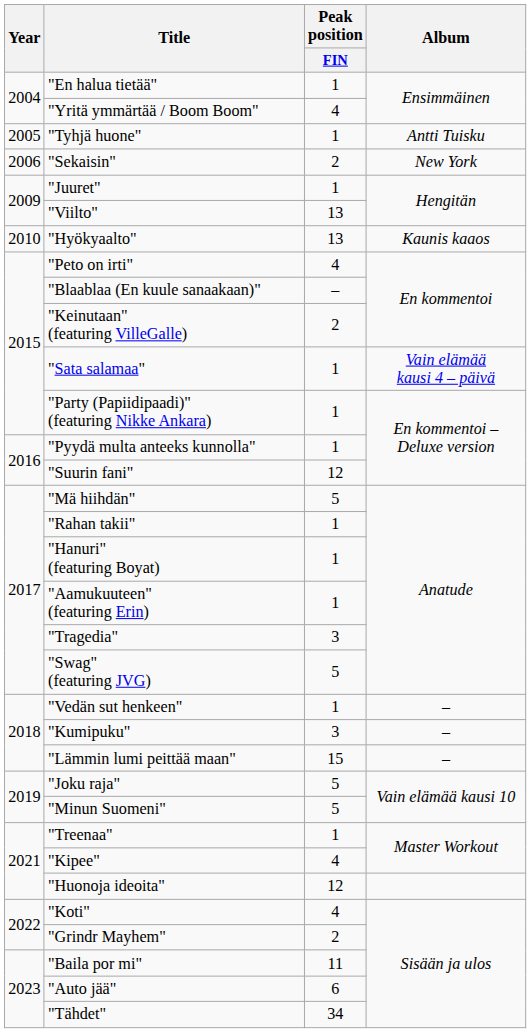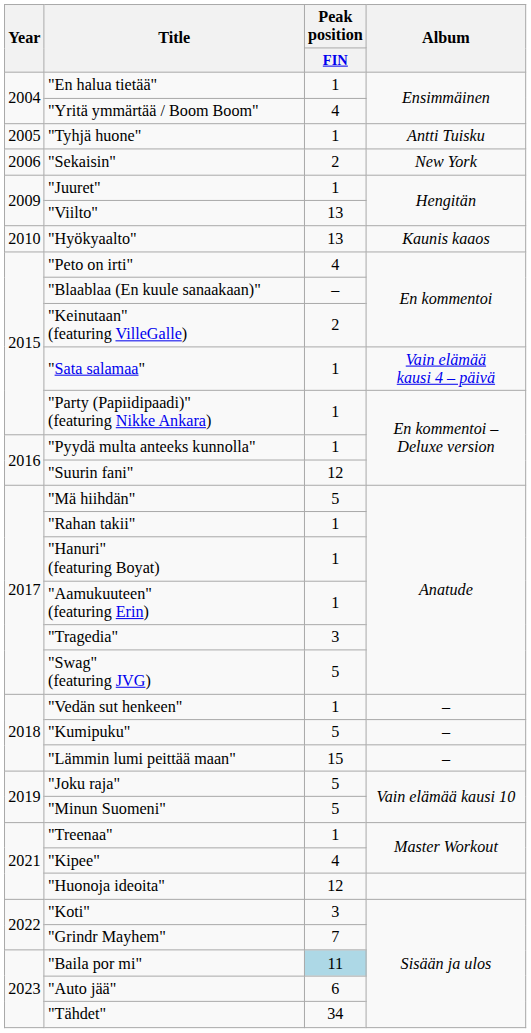(335, 732) 3 -> (335, 732) 5
(335, 911) 4 -> (335, 911) 3
(335, 937) 2 -> (335, 937) 7
(335, 963) no background -> (335, 963) lightblue background
